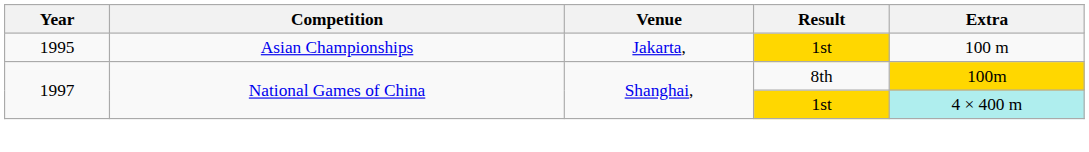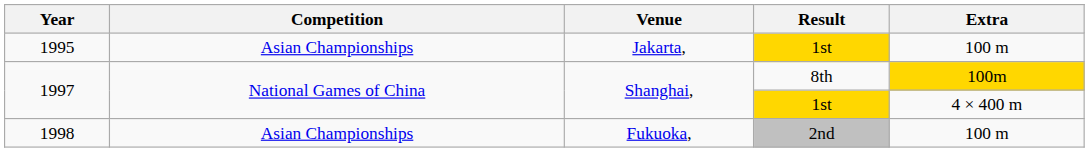(987, 104) paleturquoise background -> (987, 104) no background
+ row: (57, 133)
